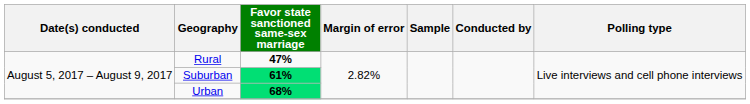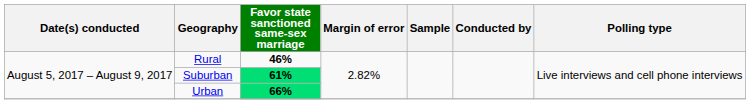(281, 59) 47% -> (281, 59) 46%
(281, 91) 68% -> (281, 91) 66%
